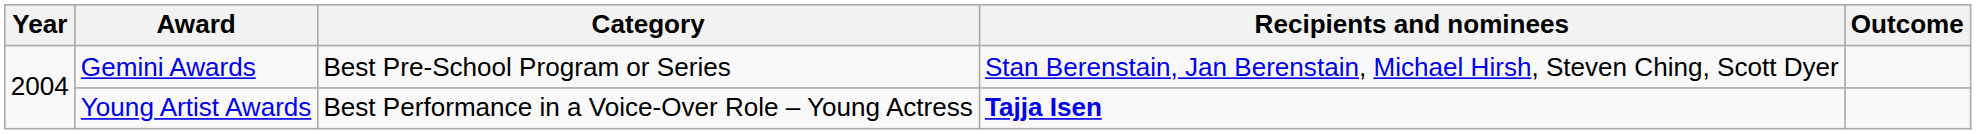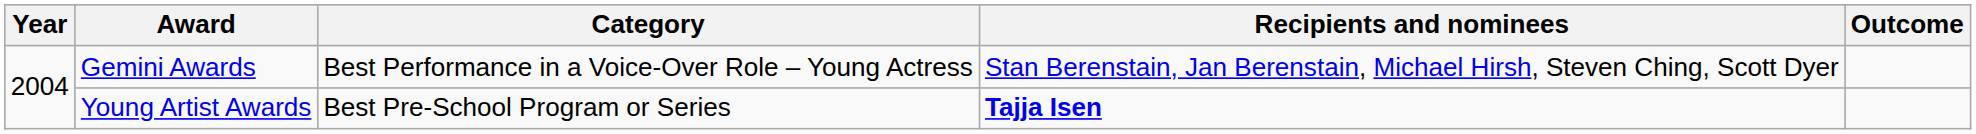(527, 66) Best Pre-School Program or Series -> (648, 66) Best Performance in a Voice-Over Role – Young Actress
(648, 107) Best Performance in a Voice-Over Role – Young Actress -> (527, 107) Best Pre-School Program or Series
